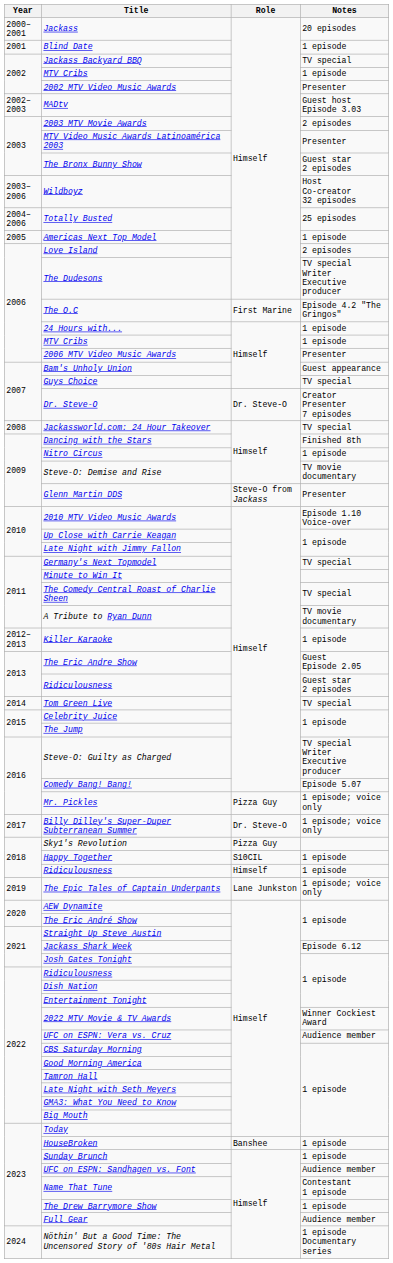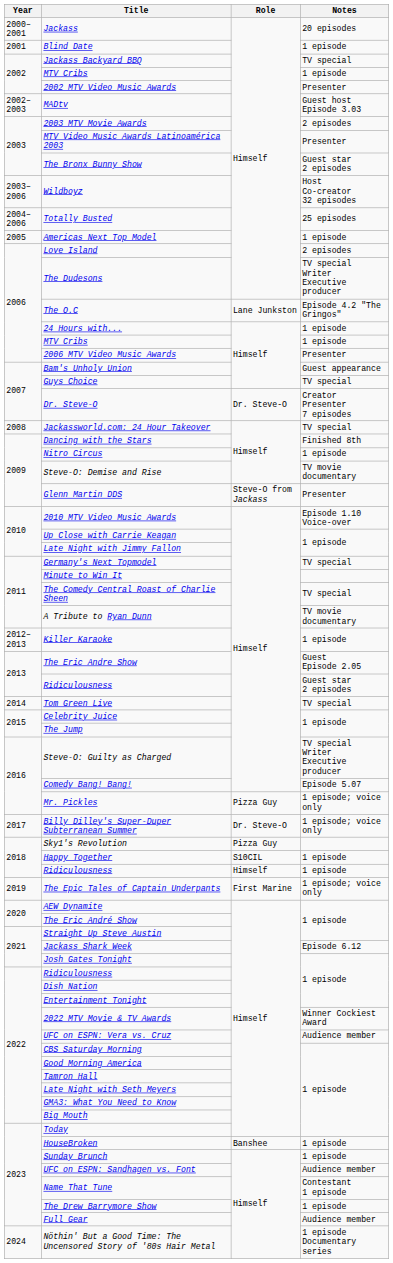(262, 310) First Marine -> (265, 310) Lane Junkston
(265, 889) Lane Junkston -> (262, 889) First Marine
